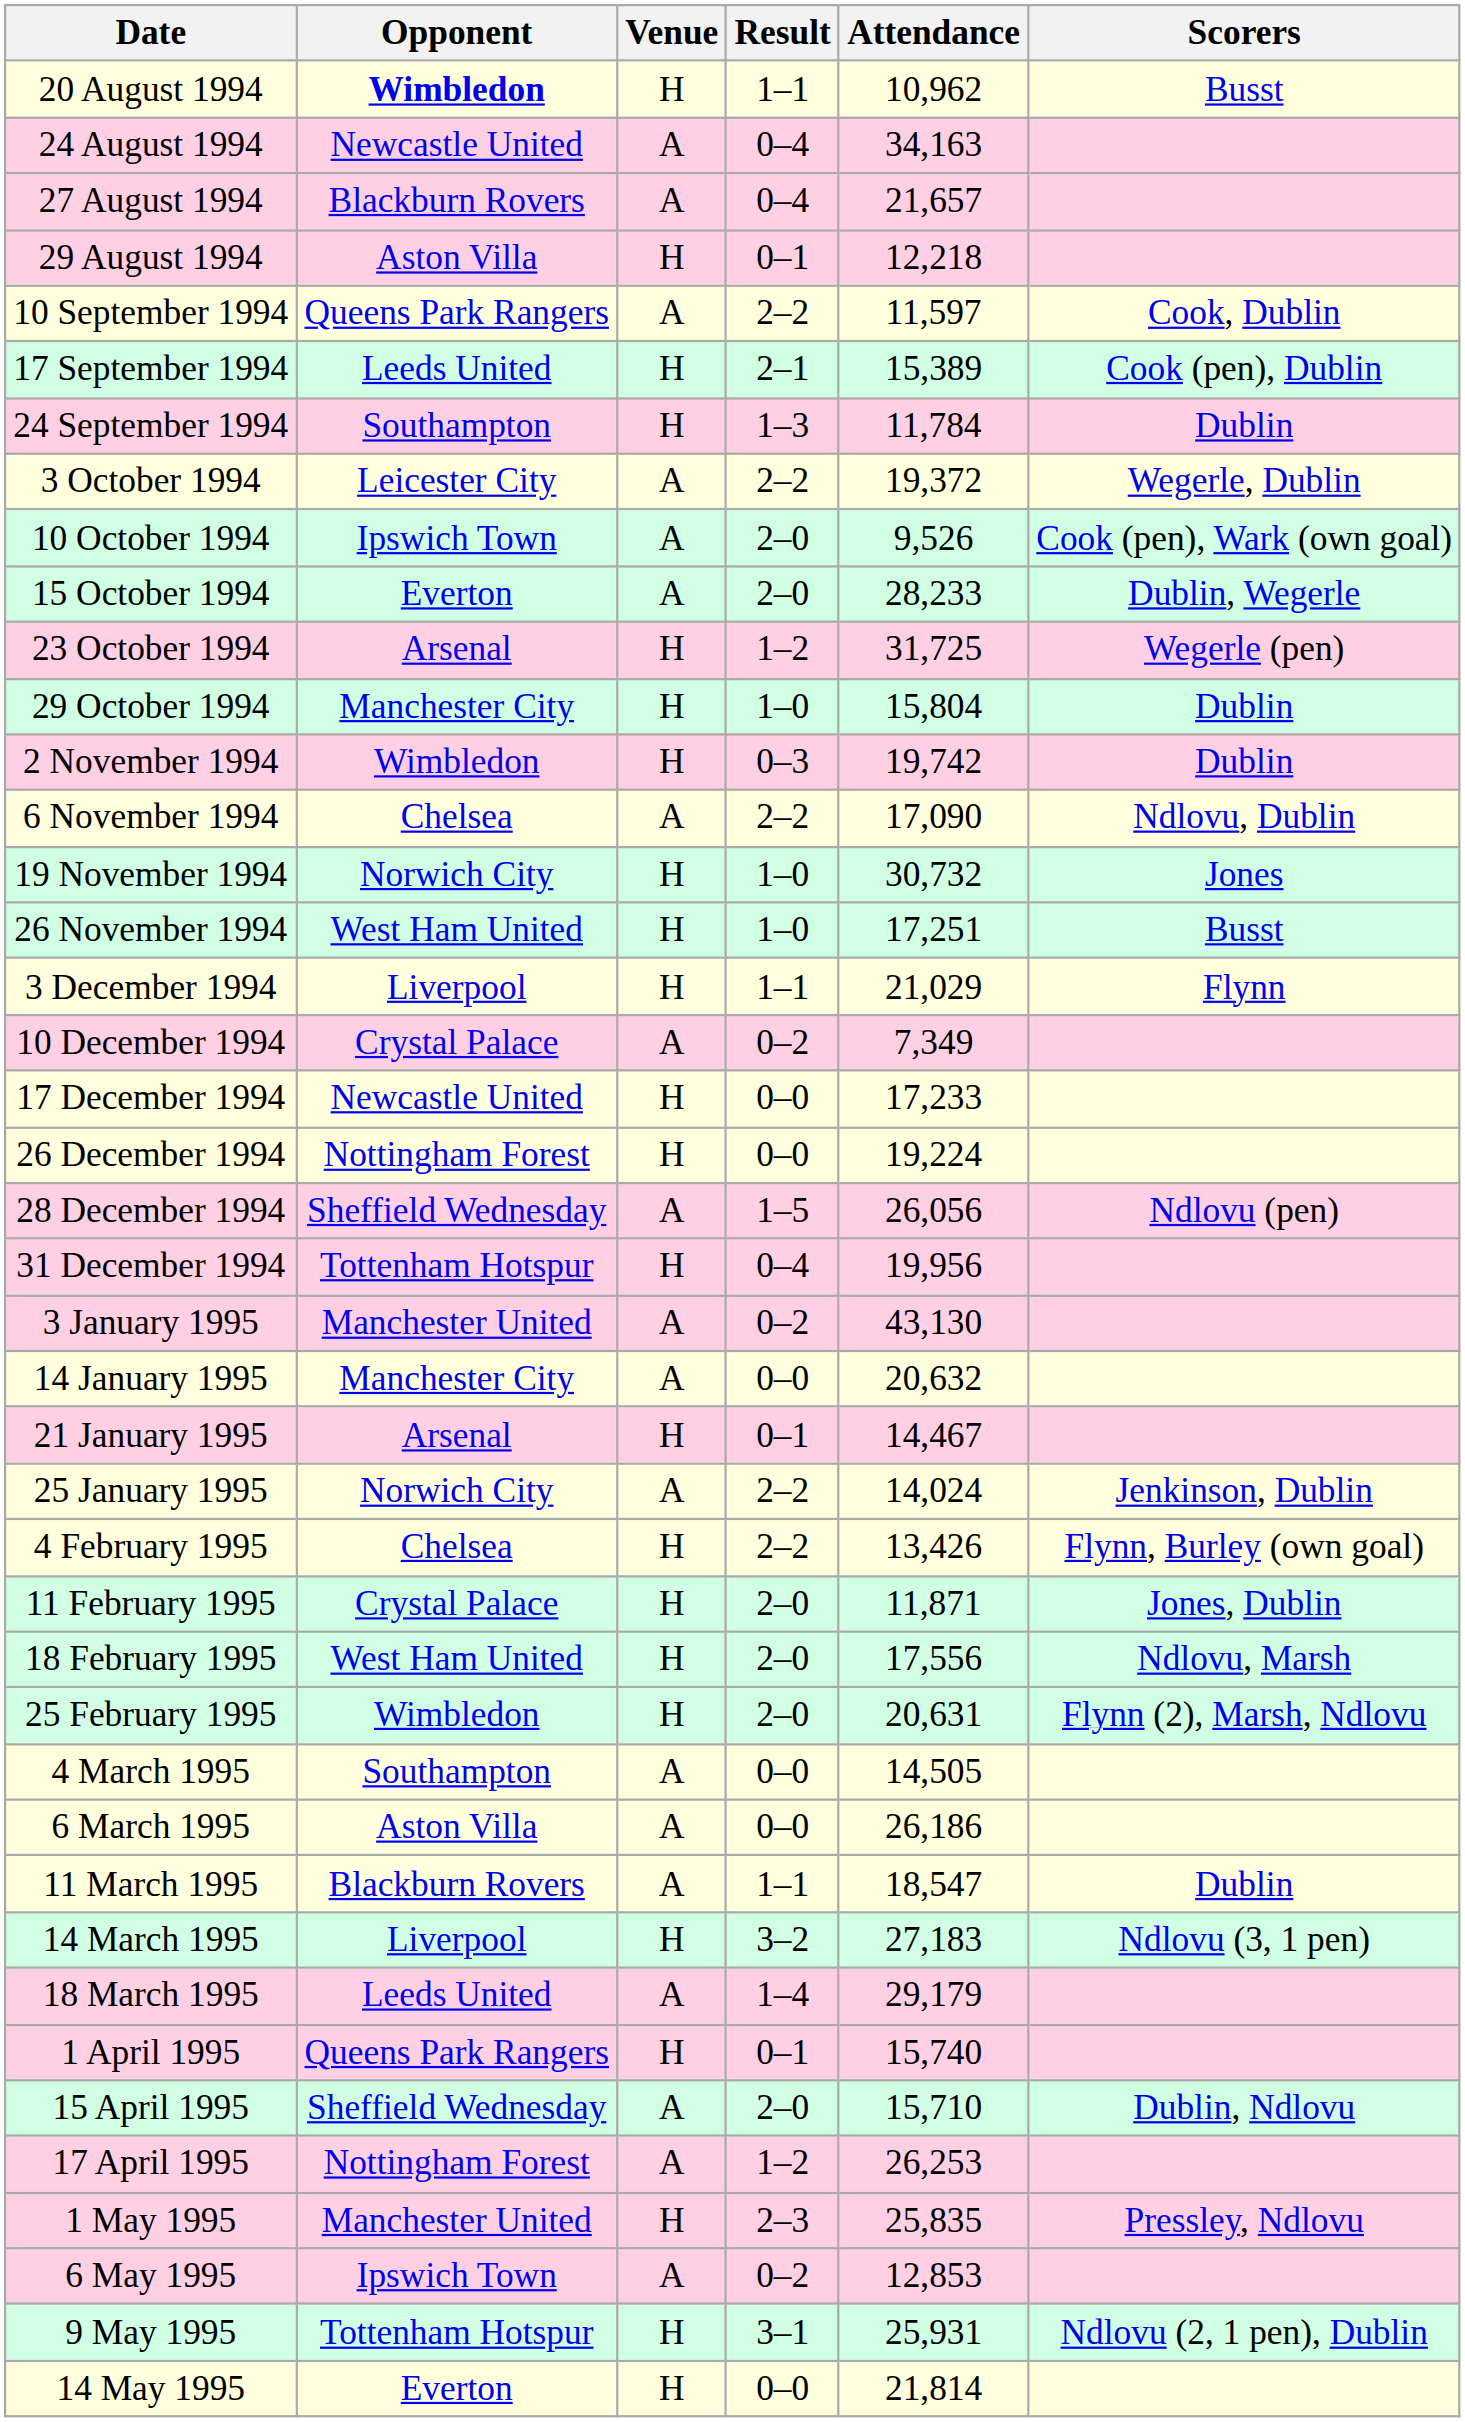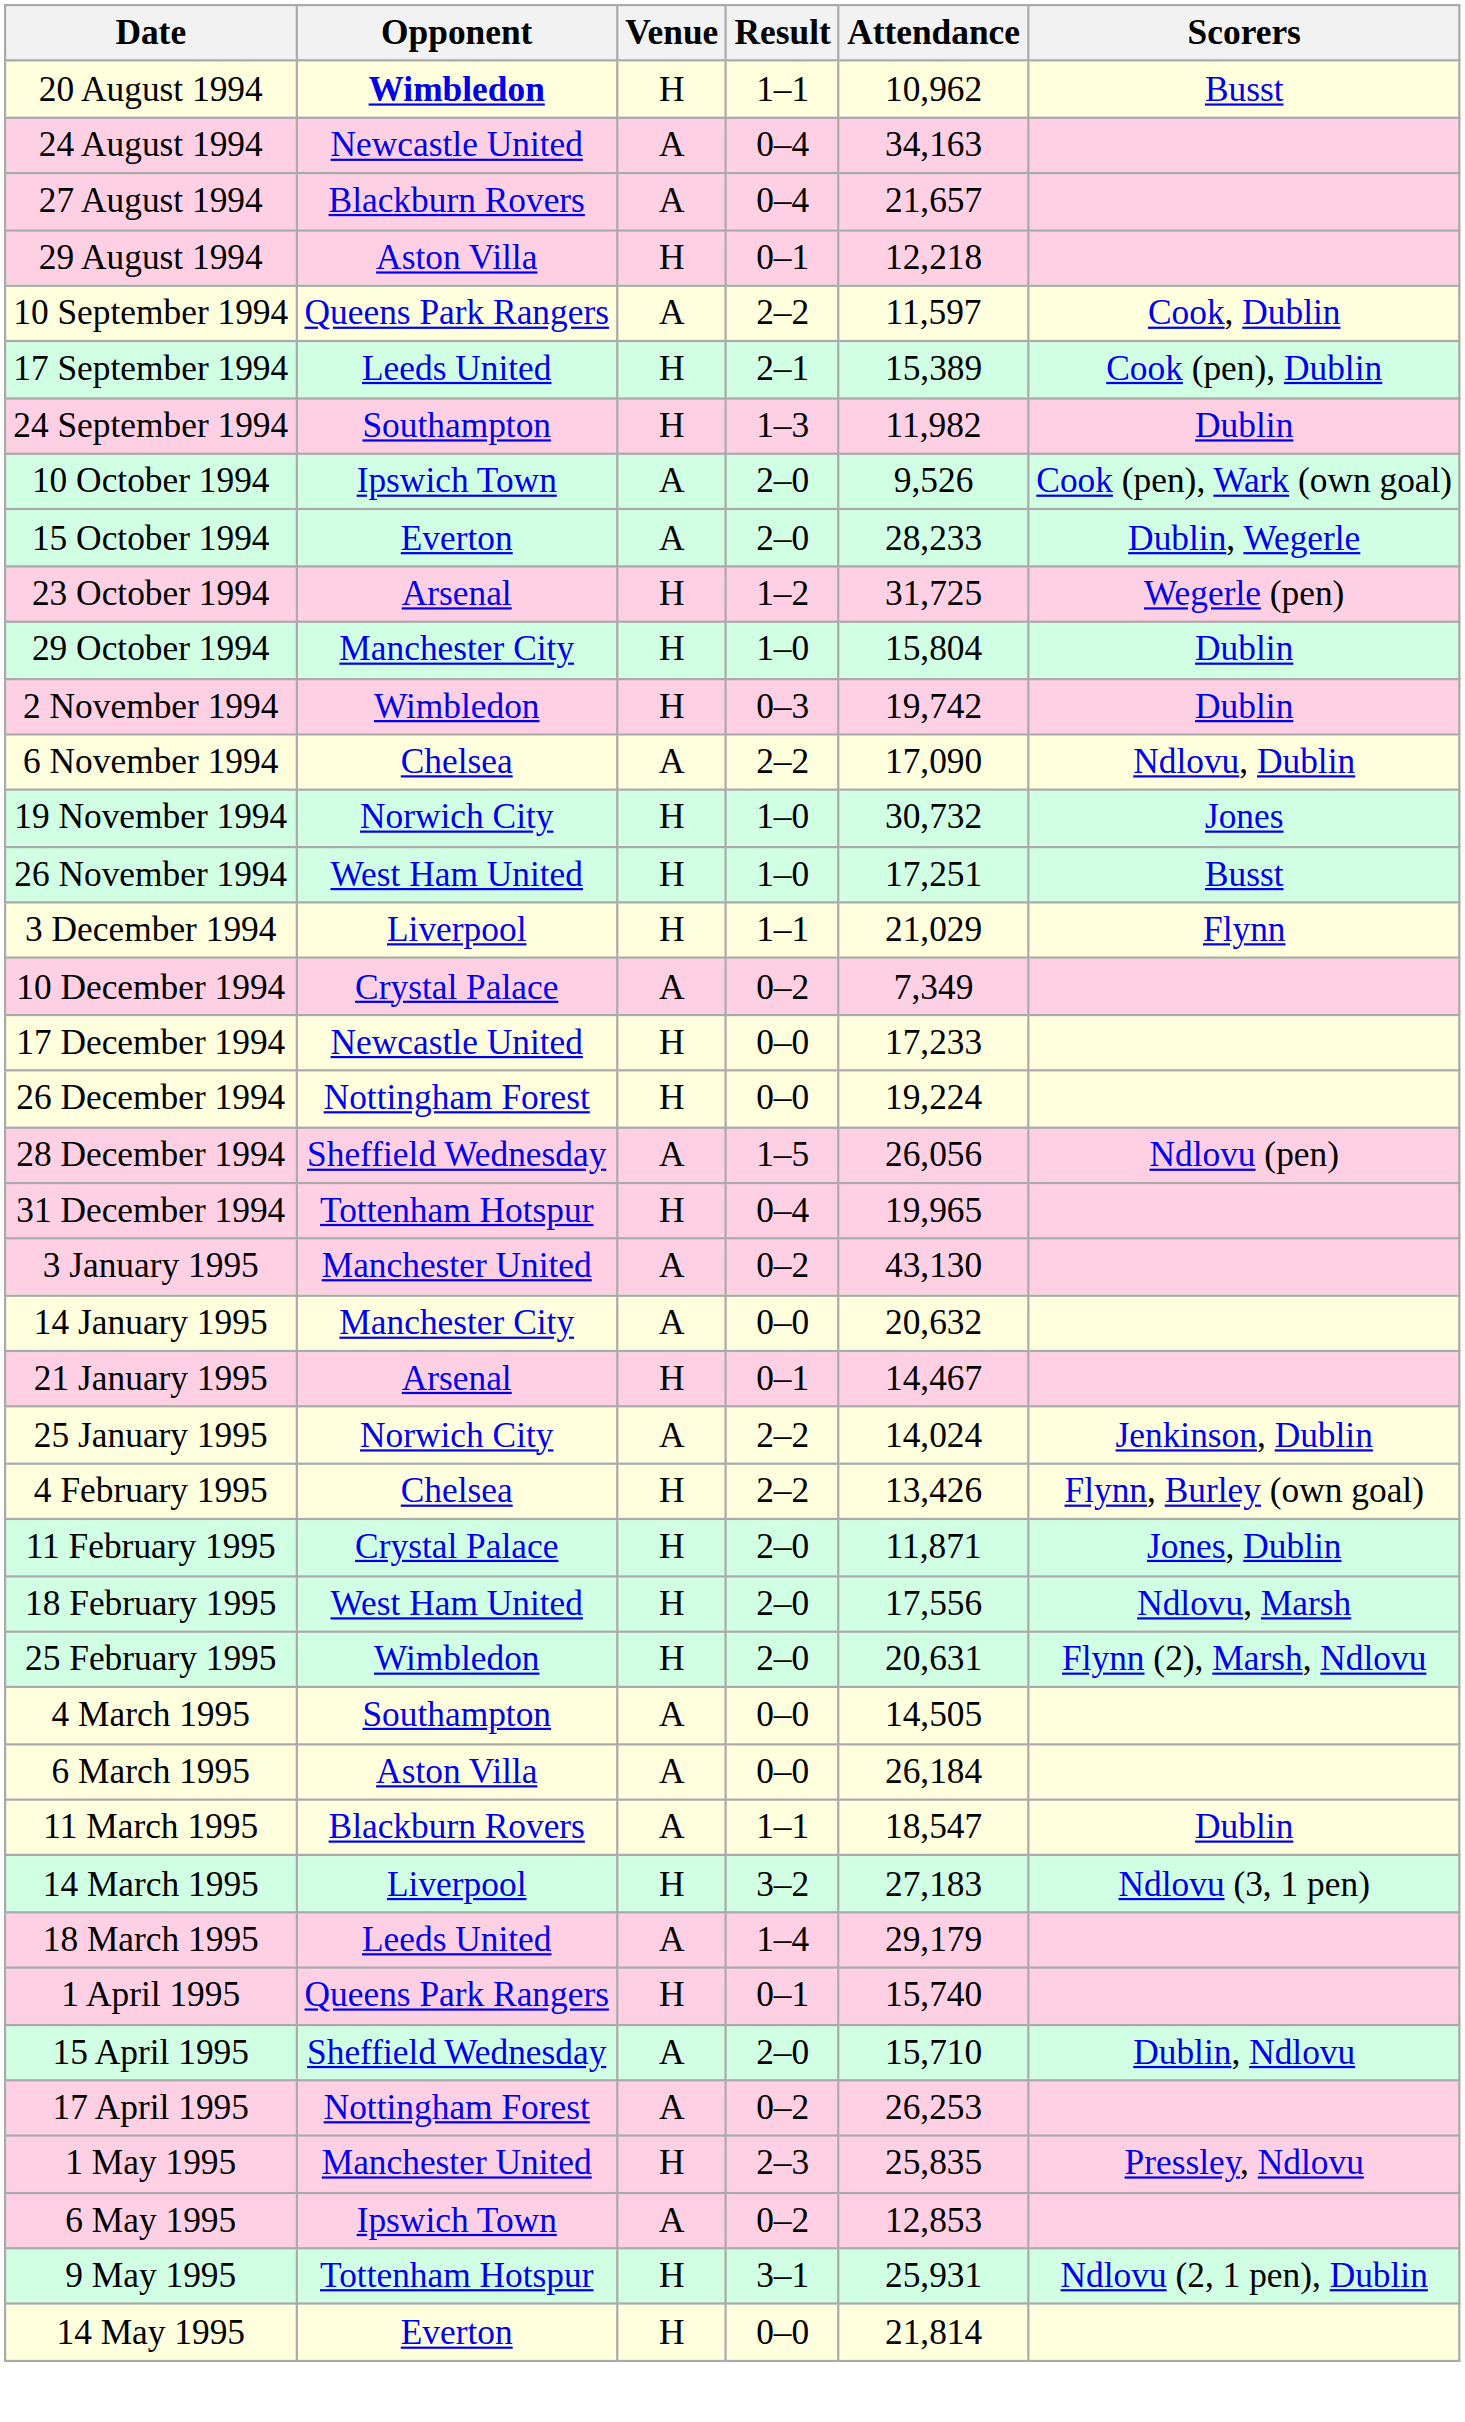(934, 425) 11,784 -> (934, 425) 11,982
- row: (151, 481)
(934, 1266) 19,956 -> (934, 1210) 19,965
(934, 1827) 26,186 -> (934, 1770) 26,184
(783, 2163) 1–2 -> (783, 2107) 0–2
